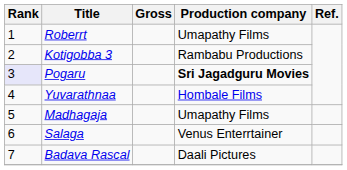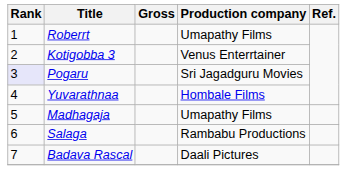(240, 54) Rambabu Productions -> (233, 54) Venus Enterrtainer
(243, 74) bold -> (242, 74) normal
(230, 134) Venus Enterrtainer -> (243, 134) Rambabu Productions
